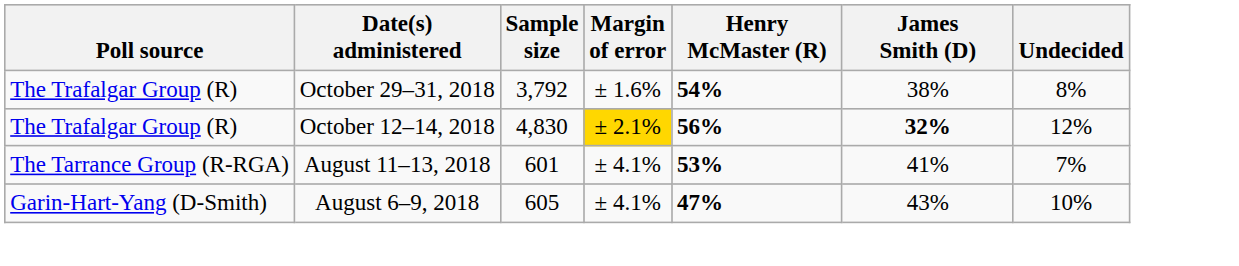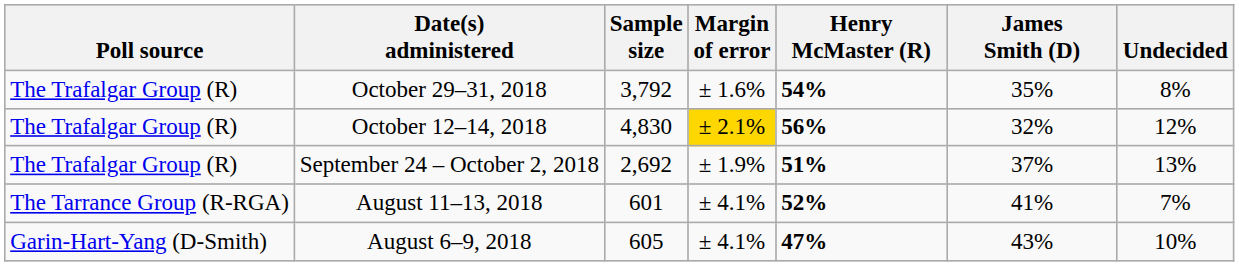(928, 89) 38% -> (1032, 89) 35%
(928, 127) bold -> (1032, 127) normal
+ row: (449, 165)
(700, 165) 53% -> (804, 203) 52%
